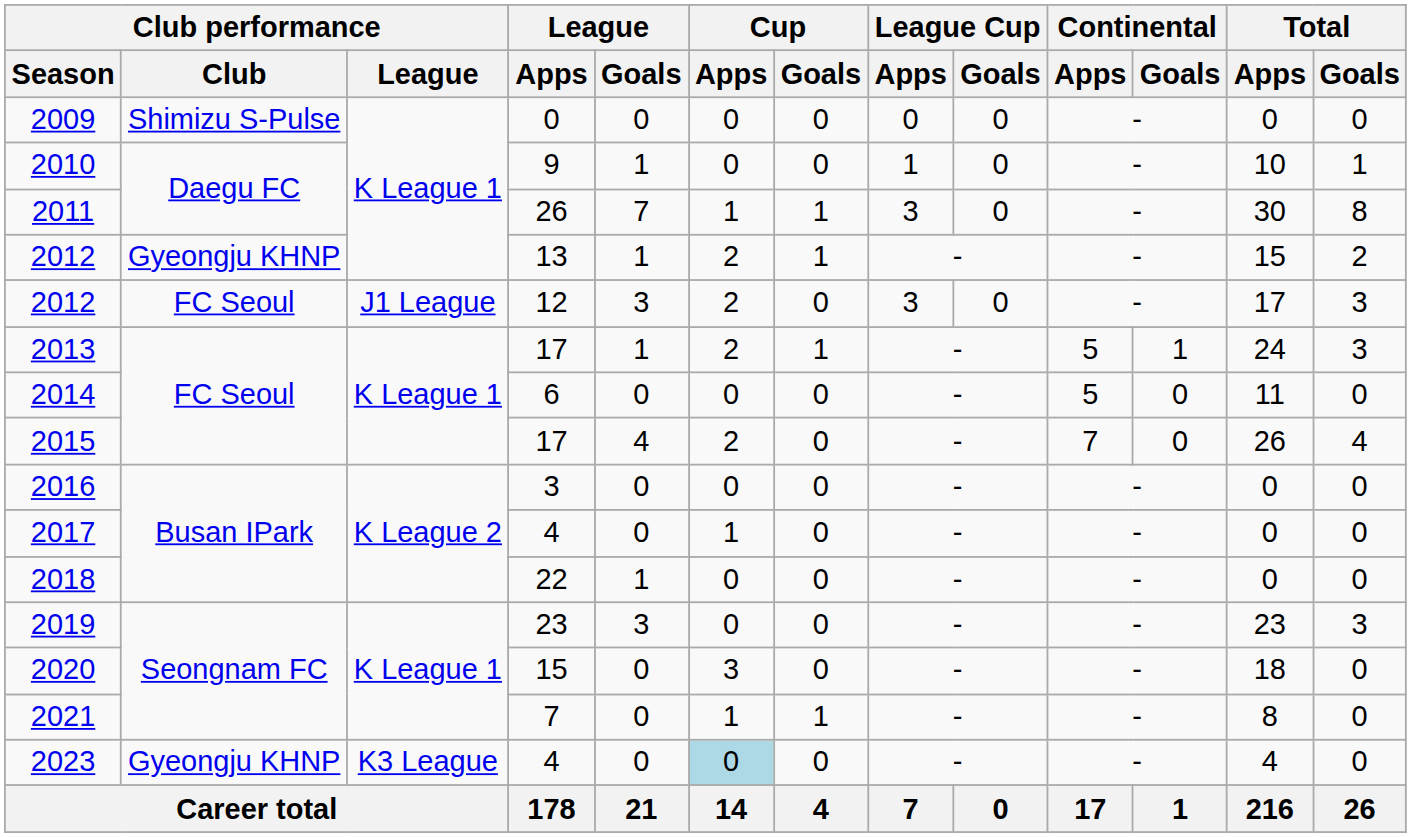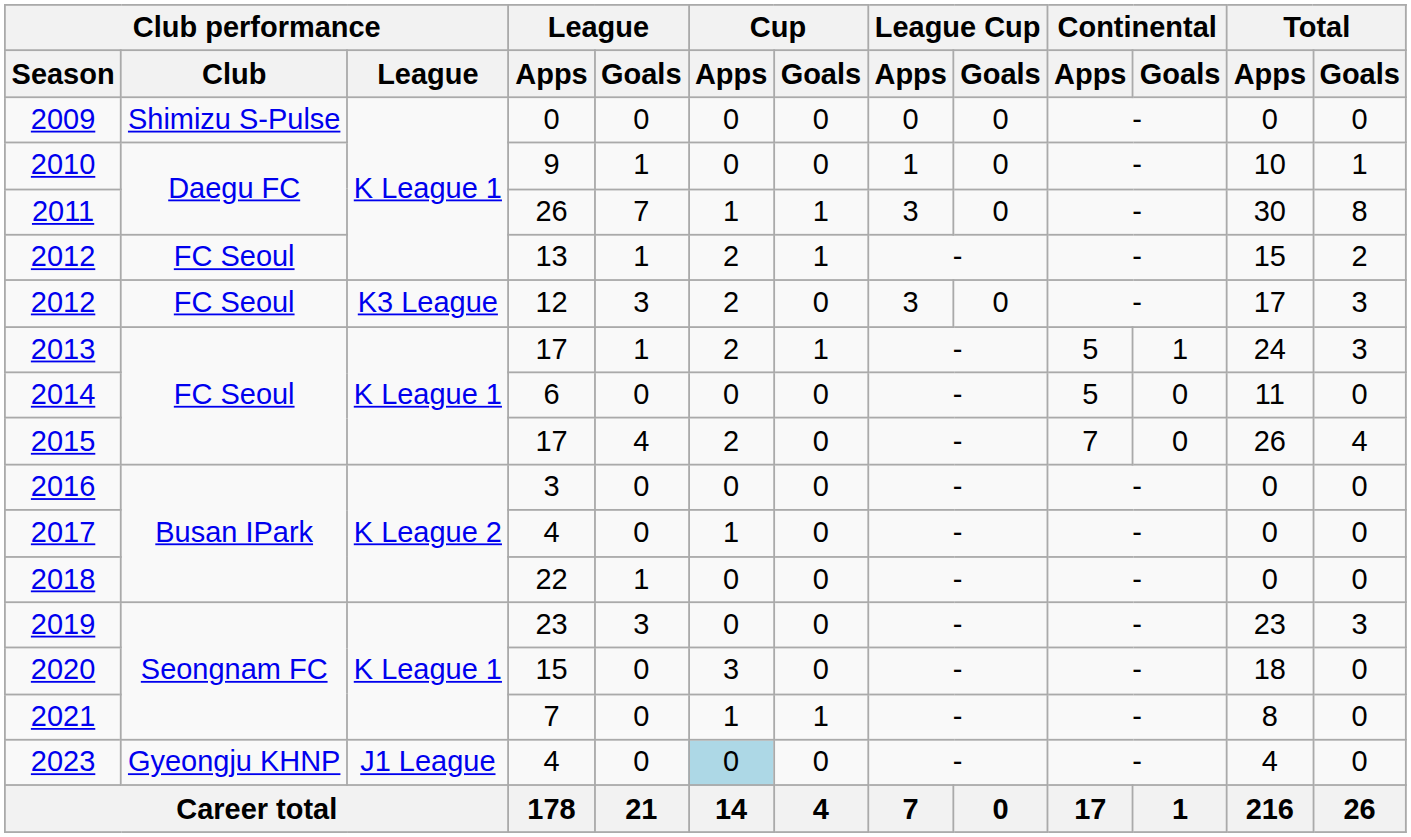(234, 257) Gyeongju KHNP -> (234, 257) FC Seoul
(428, 303) J1 League -> (428, 303) K3 League
(428, 762) K3 League -> (428, 762) J1 League
